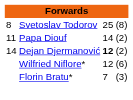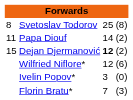(11, 51) 14 -> (11, 51) 15
+ row: (47, 77)
